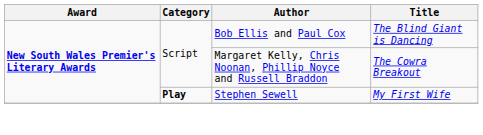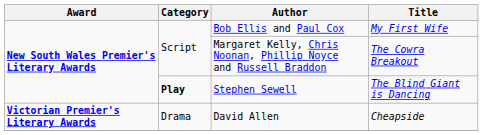(418, 34) The Blind Giant is Dancing -> (410, 29) My First Wife
(412, 95) My First Wife -> (415, 89) The Blind Giant is Dancing
+ row: (246, 117)
